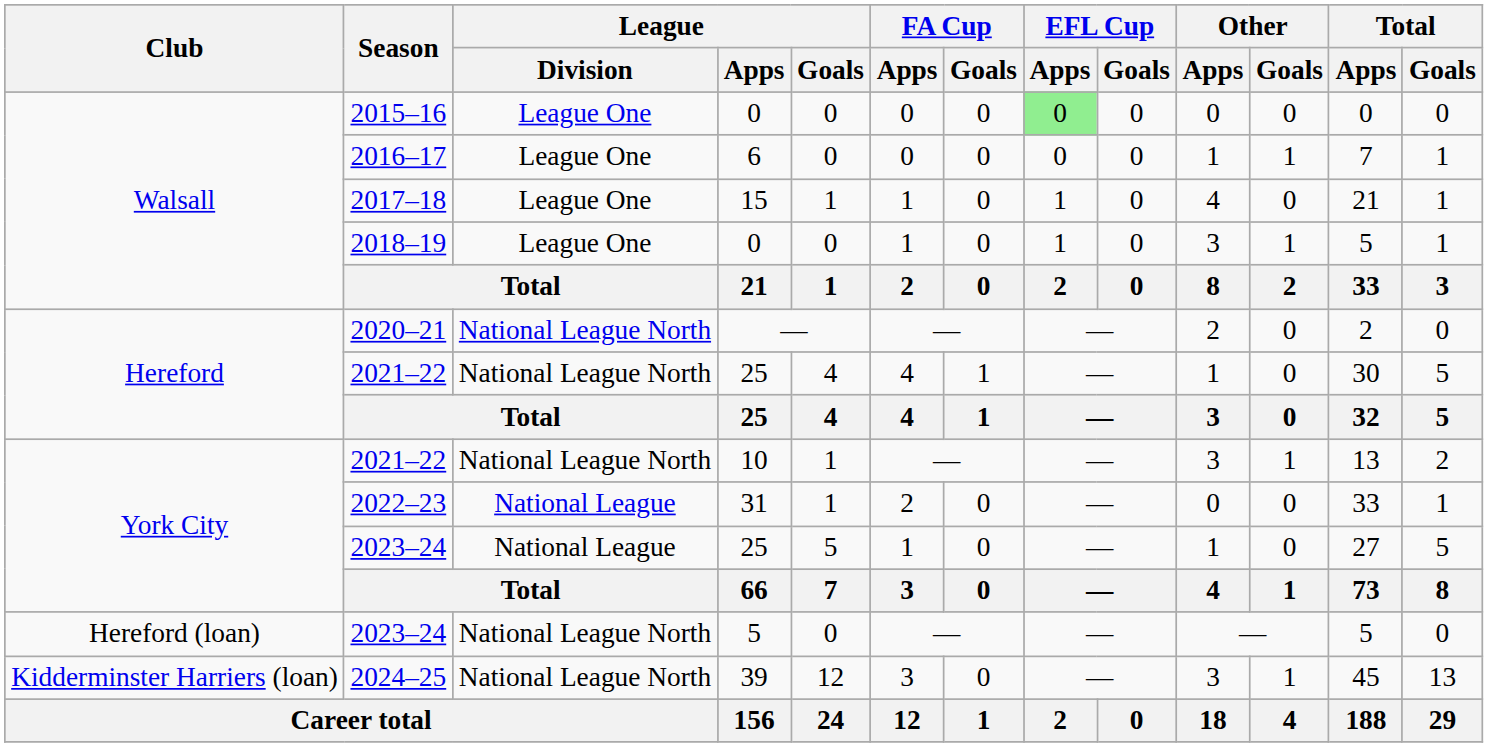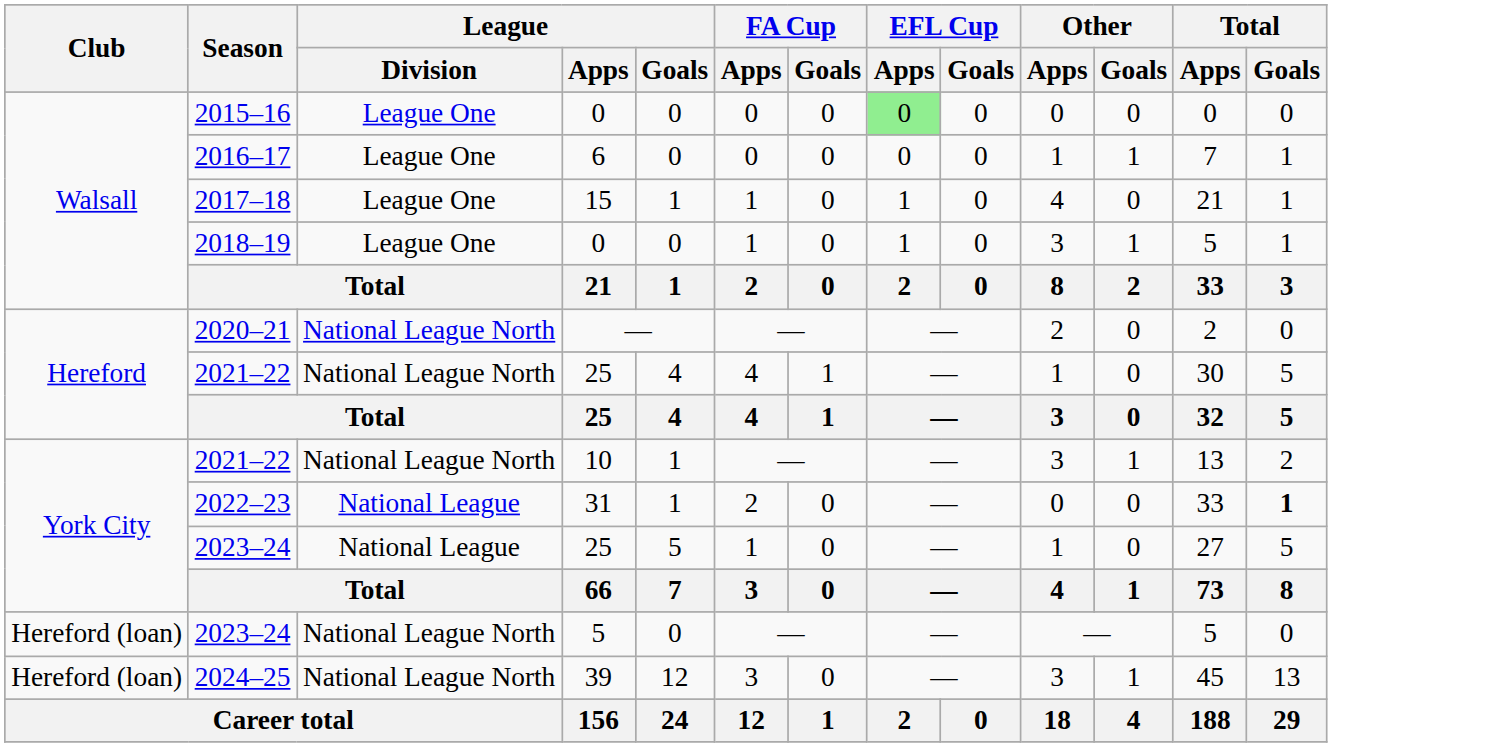(1442, 503) normal -> (1287, 503) bold
(175, 677) Kidderminster Harriers (loan) -> (97, 677) Hereford (loan)
